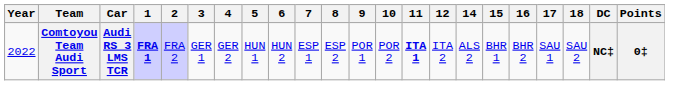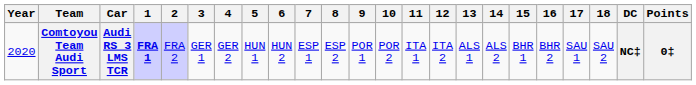+ column: (469, 14)
(21, 51) 2022 -> (21, 51) 2020
(416, 51) bold -> (416, 51) normal
